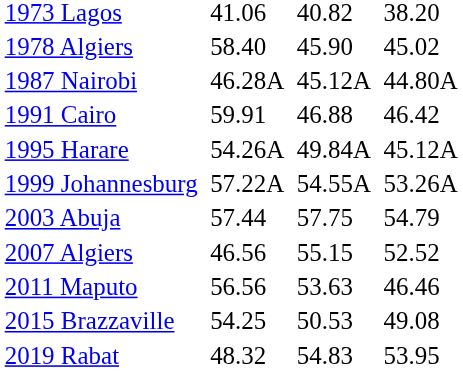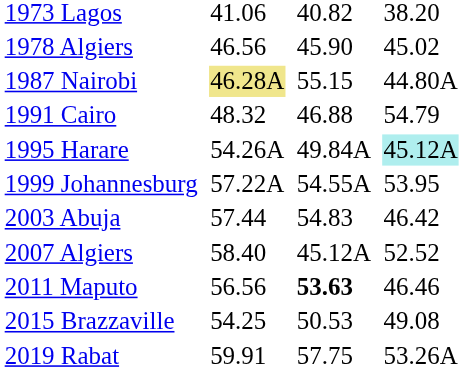(238, 46) 58.40 -> (238, 46) 46.56
(247, 81) no background -> (247, 81) khaki background
(334, 81) 45.12A -> (325, 81) 55.15
(238, 115) 59.91 -> (238, 115) 48.32
(412, 115) 46.42 -> (412, 115) 54.79
(421, 149) no background -> (421, 149) paleturquoise background
(421, 184) 53.26A -> (412, 184) 53.95
(325, 218) 57.75 -> (325, 218) 54.83
(412, 218) 54.79 -> (412, 218) 46.42
(238, 252) 46.56 -> (238, 252) 58.40
(325, 252) 55.15 -> (334, 252) 45.12A
(325, 286) normal -> (325, 286) bold
(238, 355) 48.32 -> (238, 355) 59.91
(325, 355) 54.83 -> (325, 355) 57.75
(412, 355) 53.95 -> (421, 355) 53.26A
